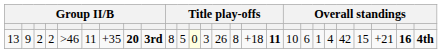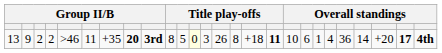(345, 39) 42 -> (345, 39) 36
(363, 39) 15 -> (363, 39) 14
(384, 39) +21 -> (384, 39) +20
(405, 39) 16 -> (405, 39) 17
